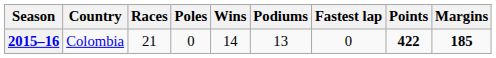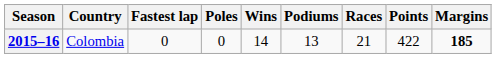columns swapped: (149, 17) <-> (349, 17)
(409, 41) bold -> (409, 41) normal
